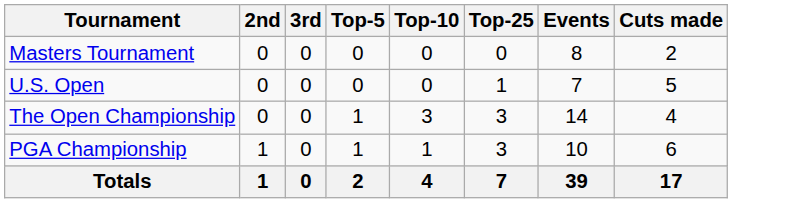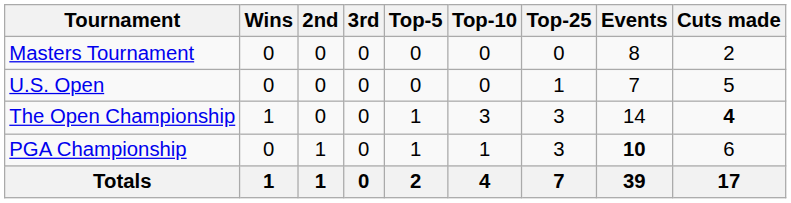+ column: (269, 20)
(671, 117) normal -> (729, 117) bold
(577, 149) normal -> (634, 149) bold
